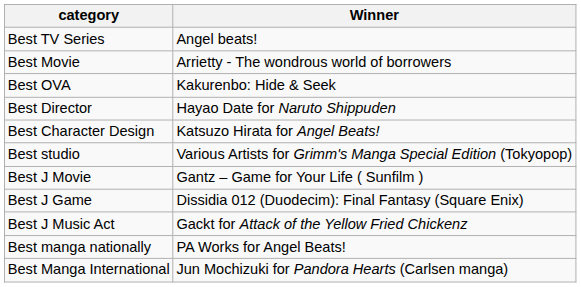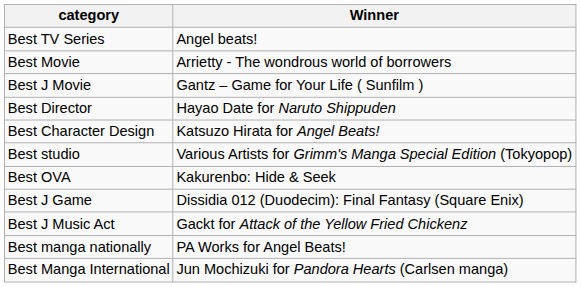rows swapped: (39, 85) <-> (49, 177)
